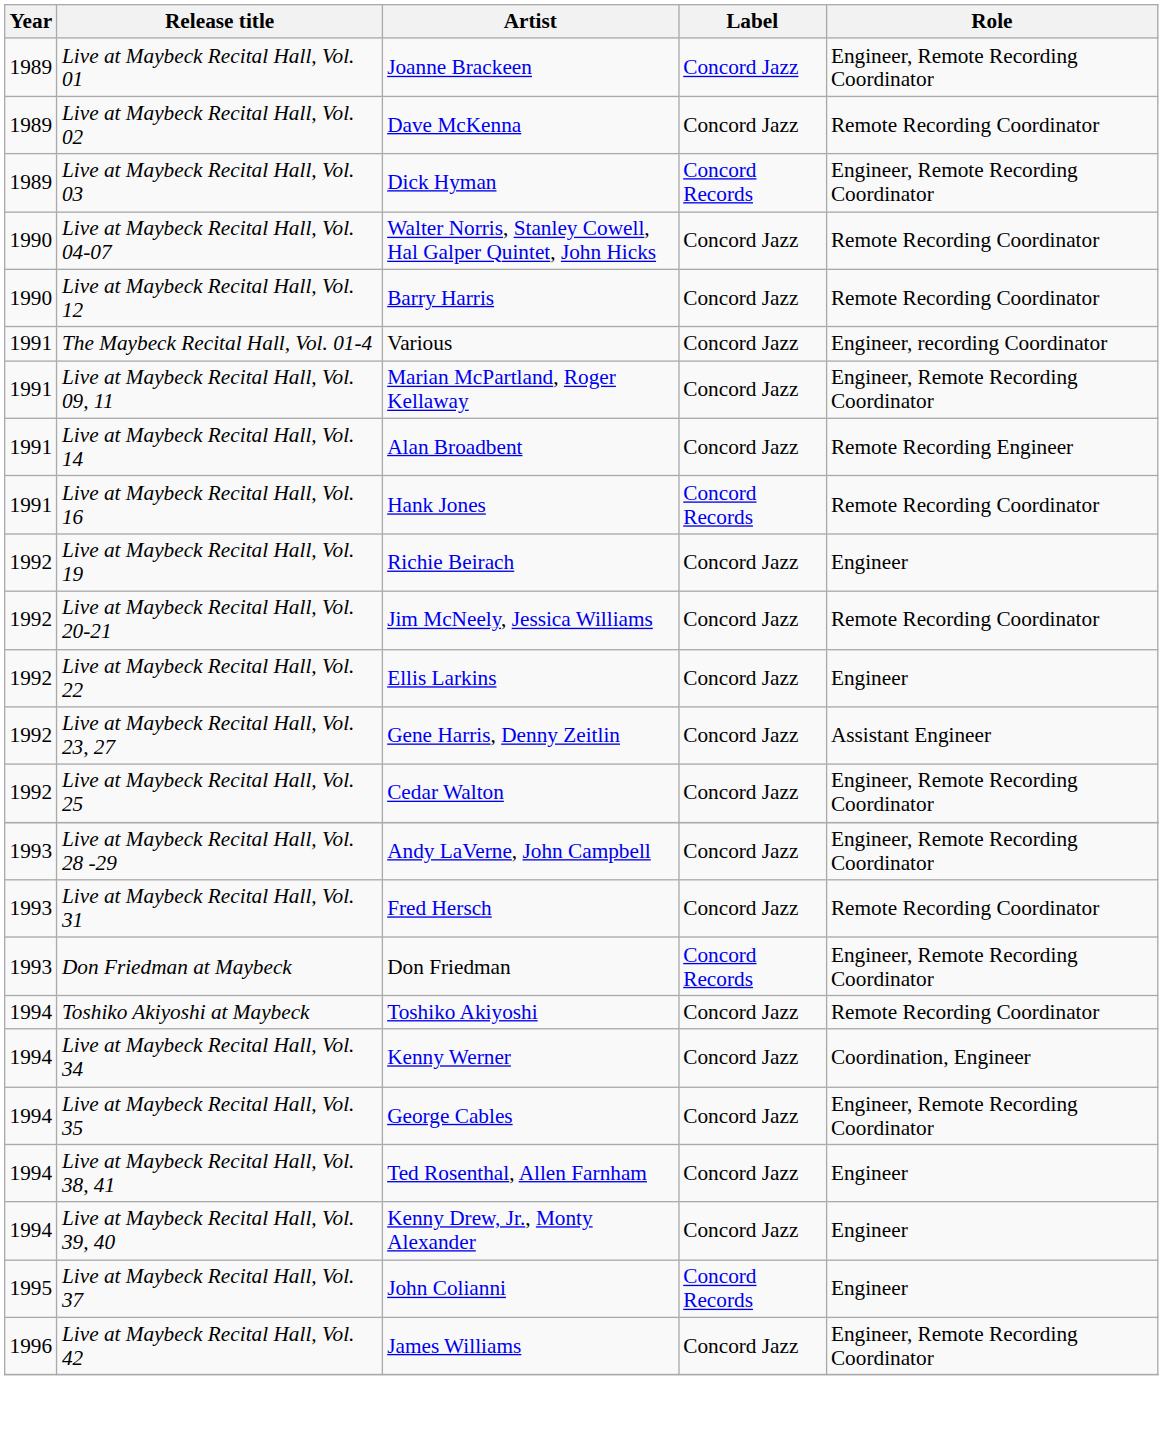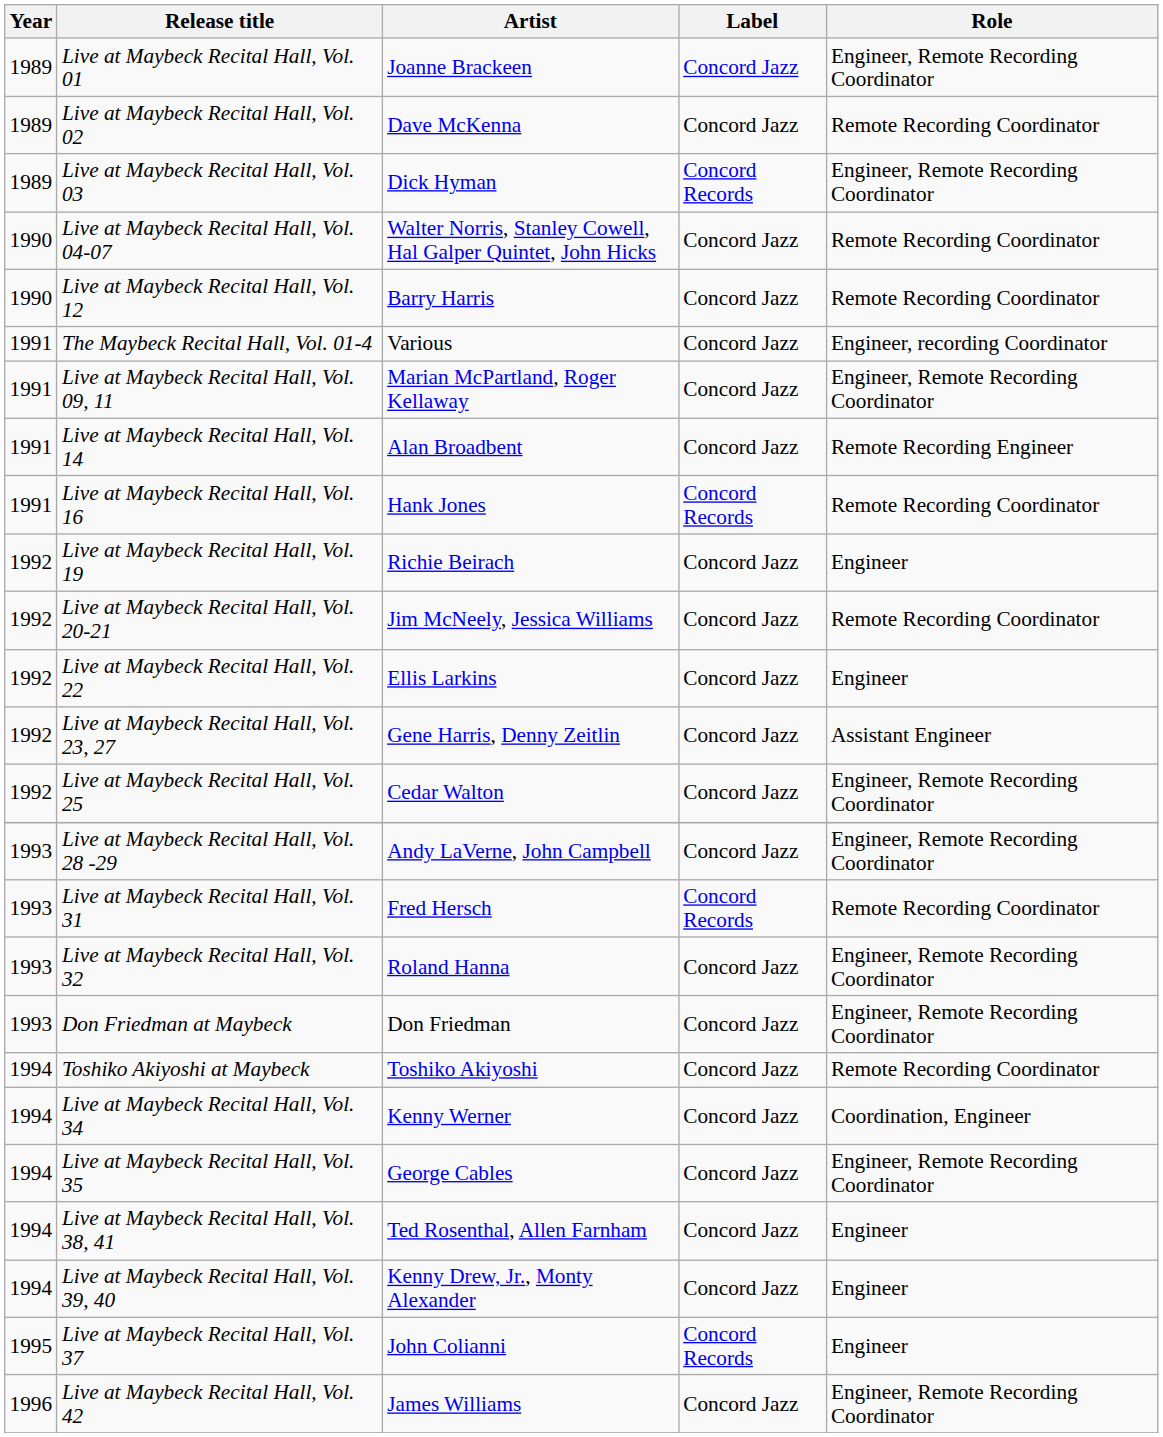(741, 908) Concord Jazz -> (720, 908) Concord Records
+ row: (208, 966)
(720, 966) Concord Records -> (741, 1023) Concord Jazz
